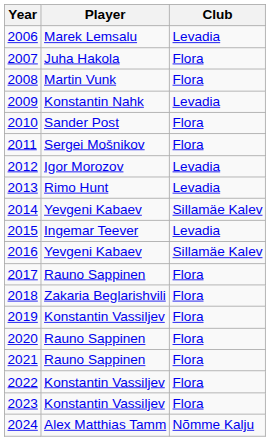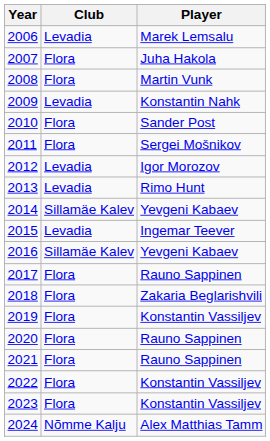columns swapped: (105, 15) <-> (218, 15)
